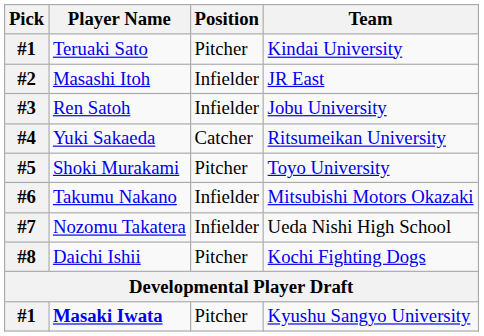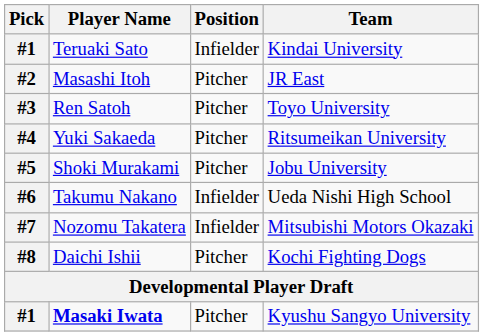(221, 49) Pitcher -> (227, 49) Infielder
(227, 78) Infielder -> (221, 78) Pitcher
(227, 108) Infielder -> (221, 108) Pitcher
(327, 108) Jobu University -> (329, 108) Toyo University
(224, 138) Catcher -> (221, 138) Pitcher
(329, 167) Toyo University -> (327, 167) Jobu University
(371, 197) Mitsubishi Motors Okazaki -> (359, 197) Ueda Nishi High School
(359, 227) Ueda Nishi High School -> (371, 227) Mitsubishi Motors Okazaki
